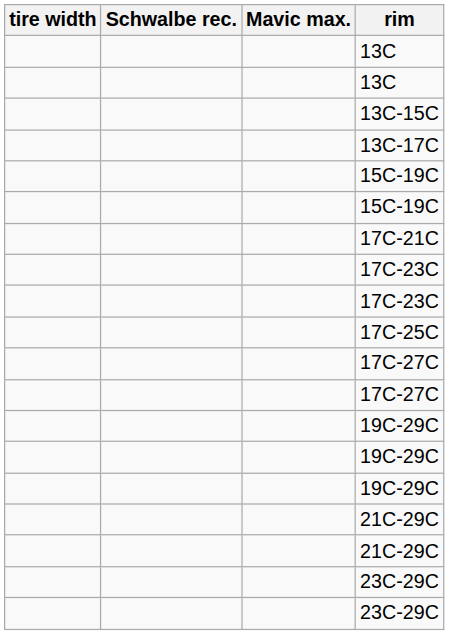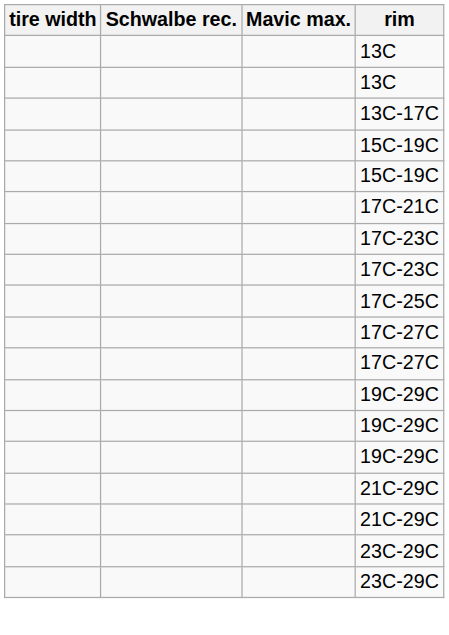- row: (53, 114)
